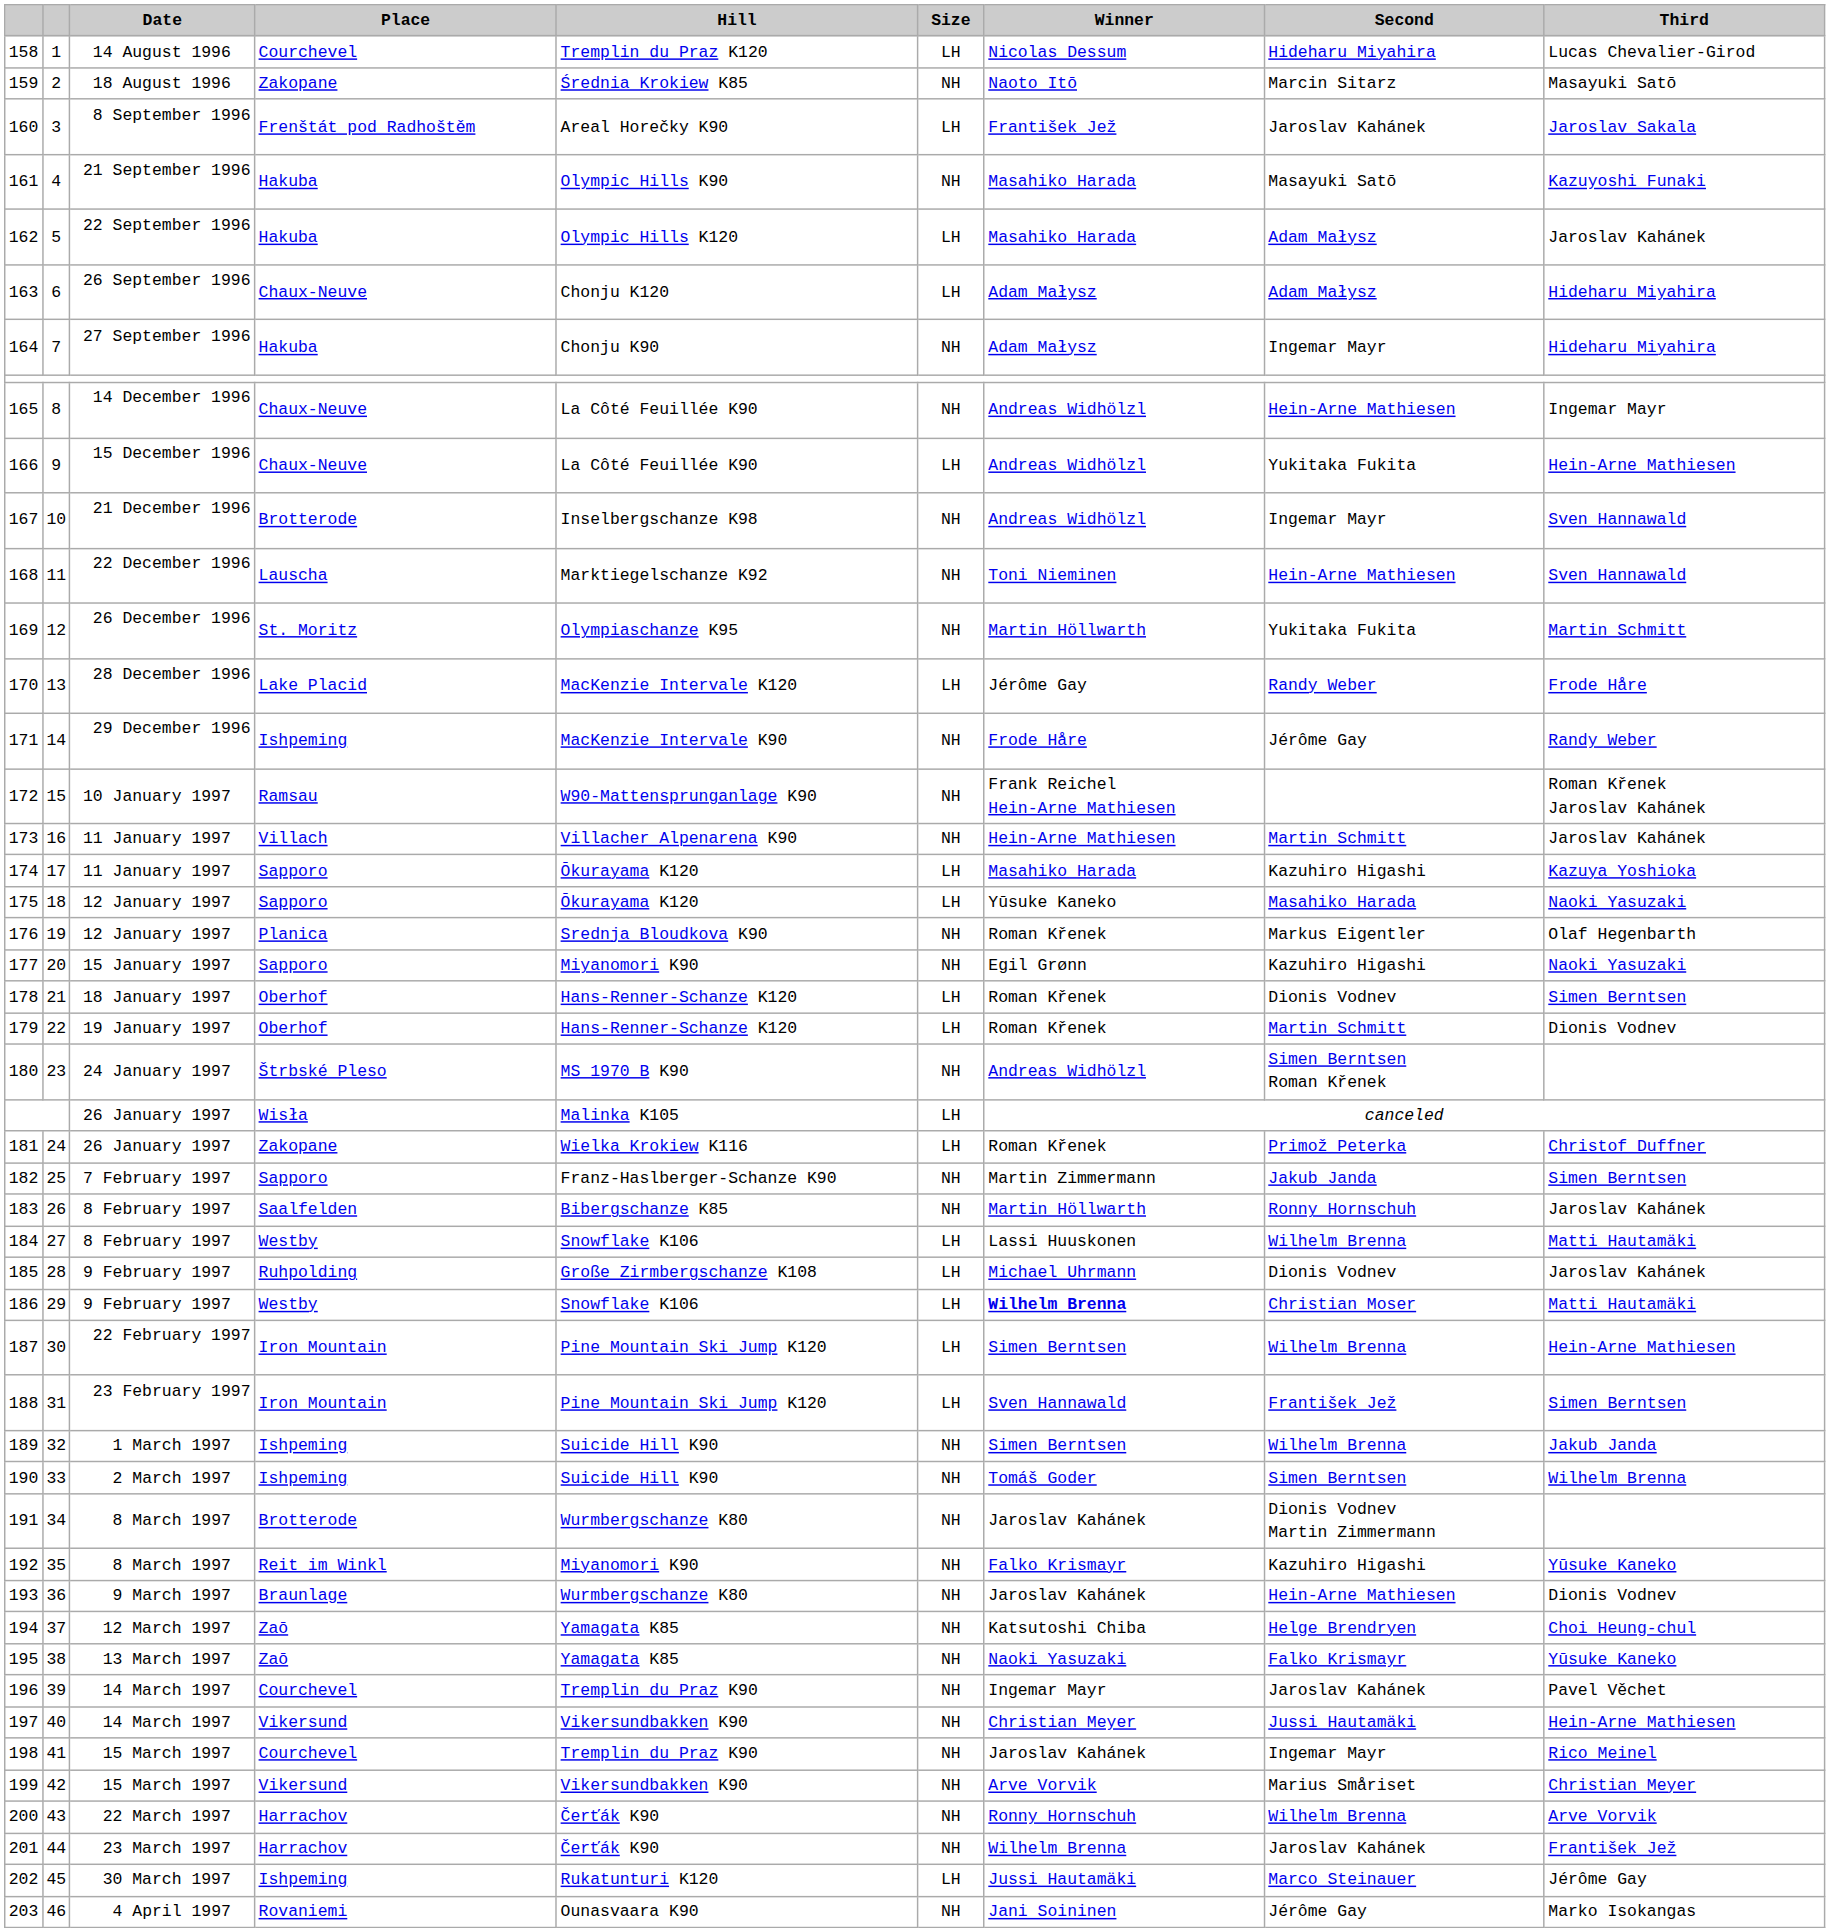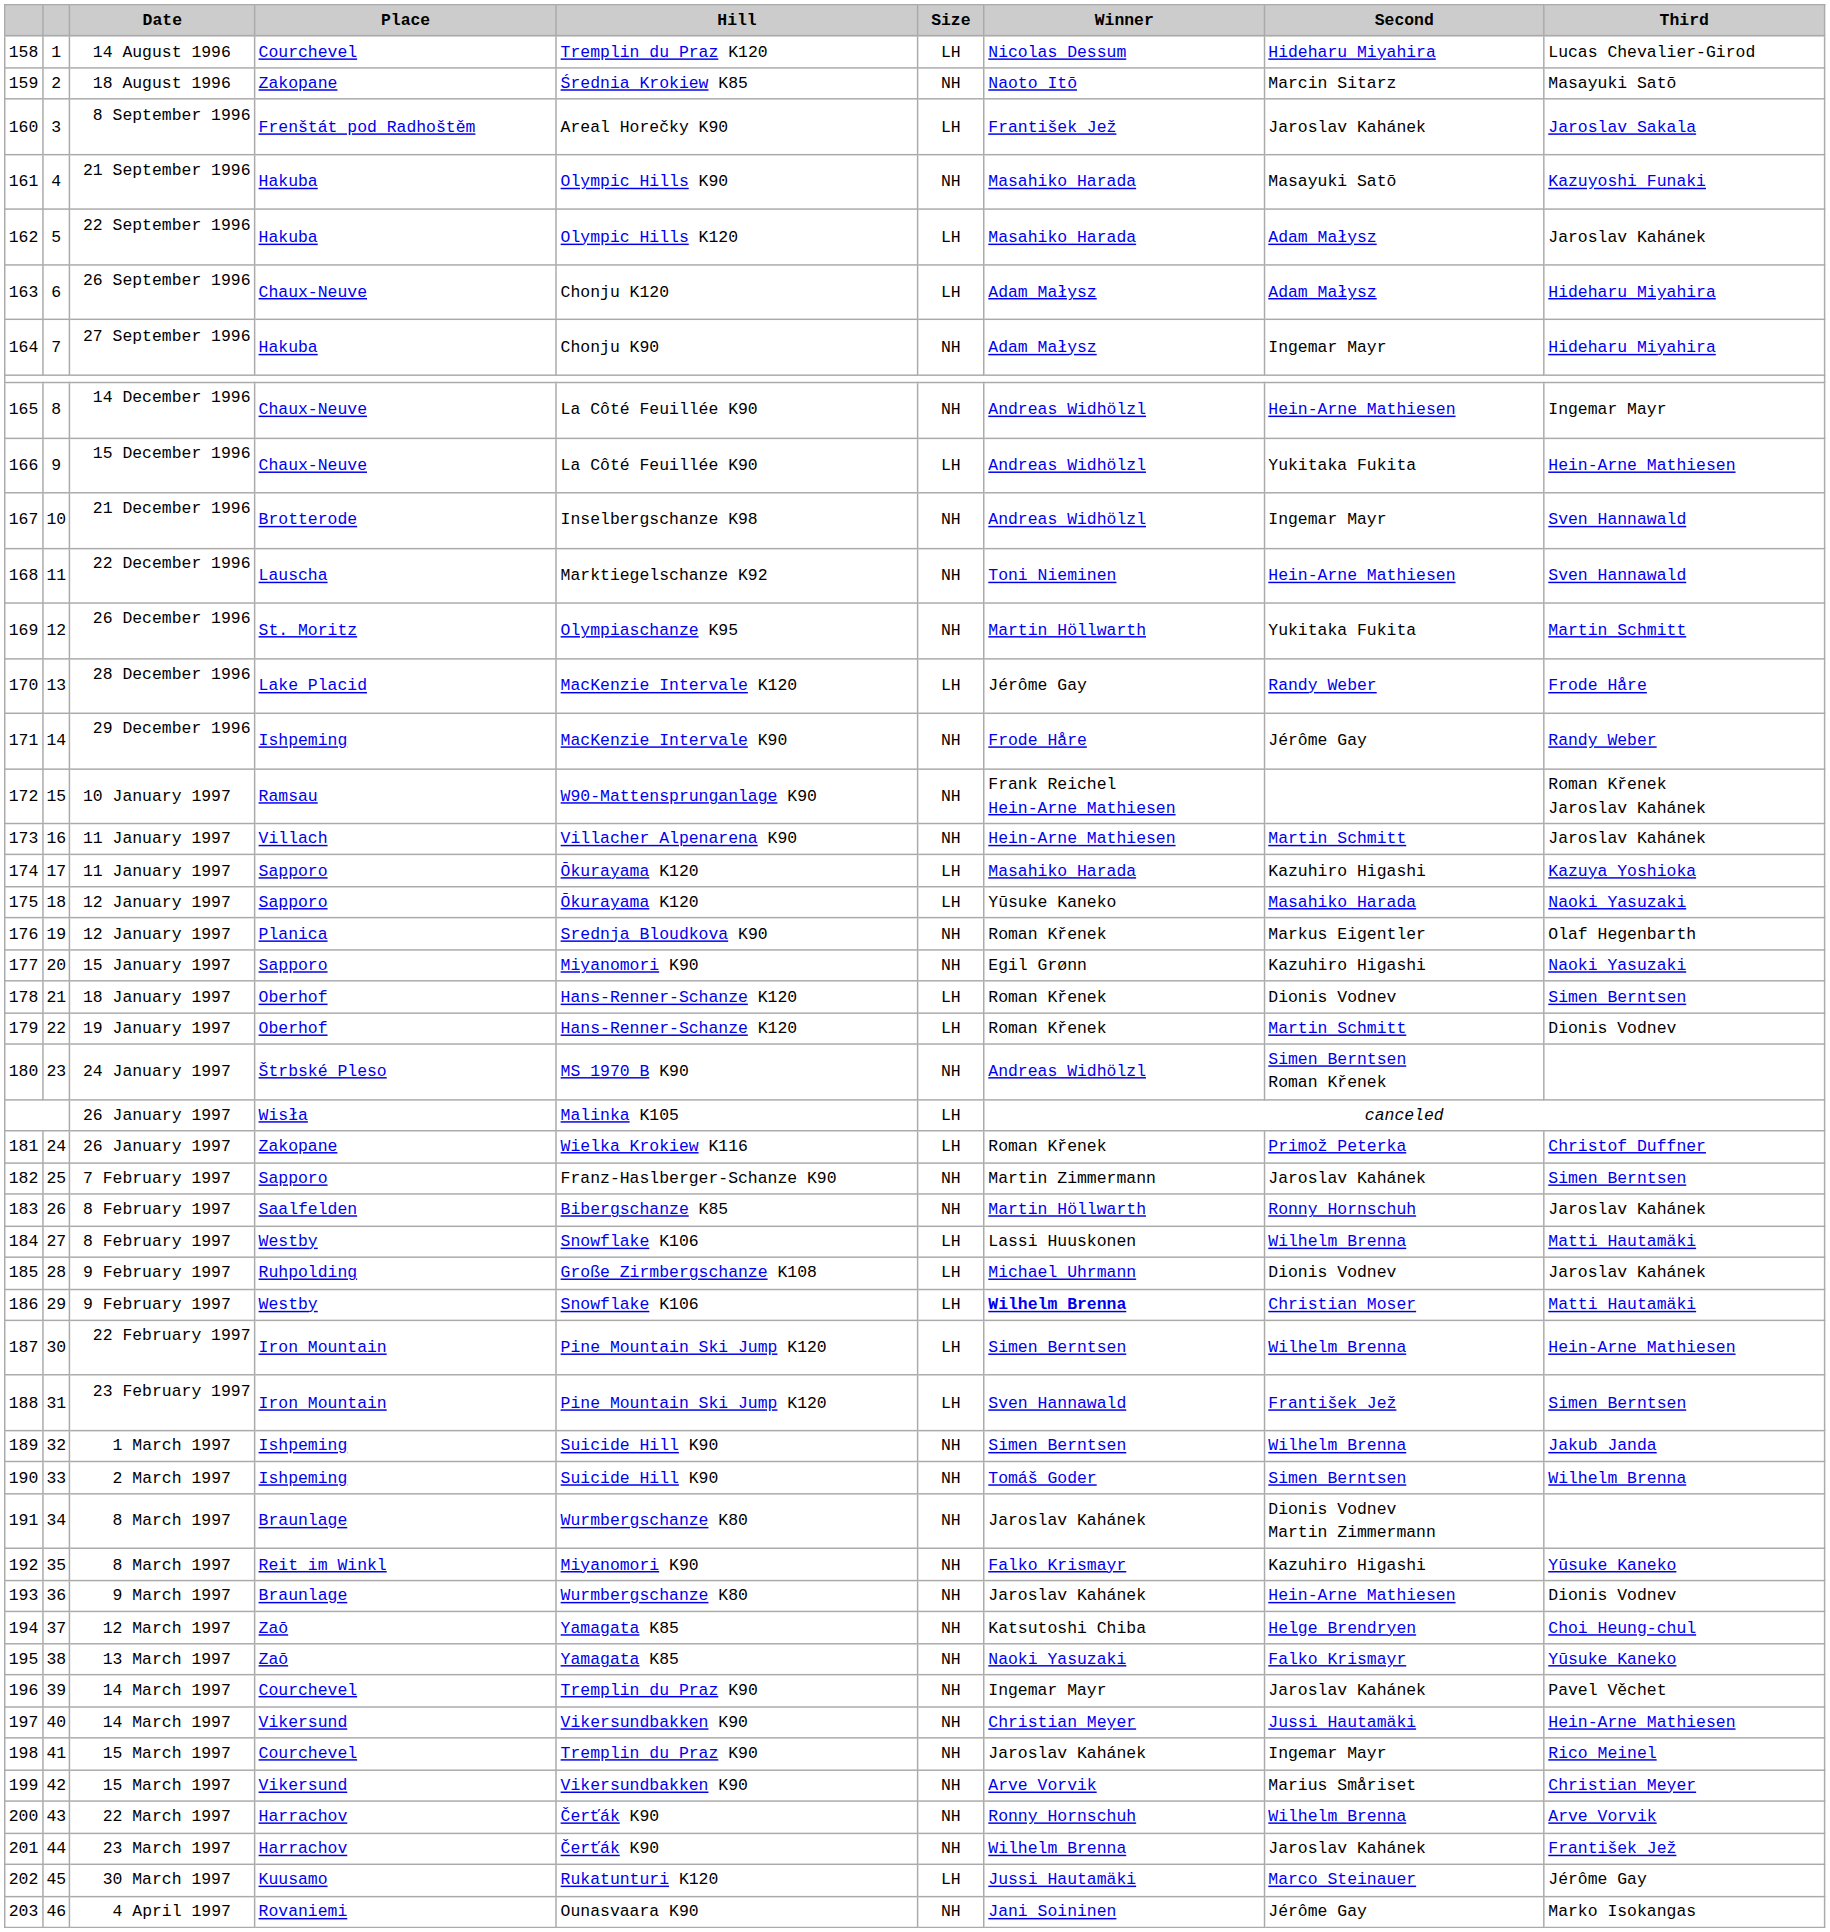(1322, 1179) Jakub Janda -> (1347, 1179) Jaroslav Kahánek
(308, 1521) Brotterode -> (303, 1521) Braunlage
(303, 1880) Ishpeming -> (293, 1880) Kuusamo
